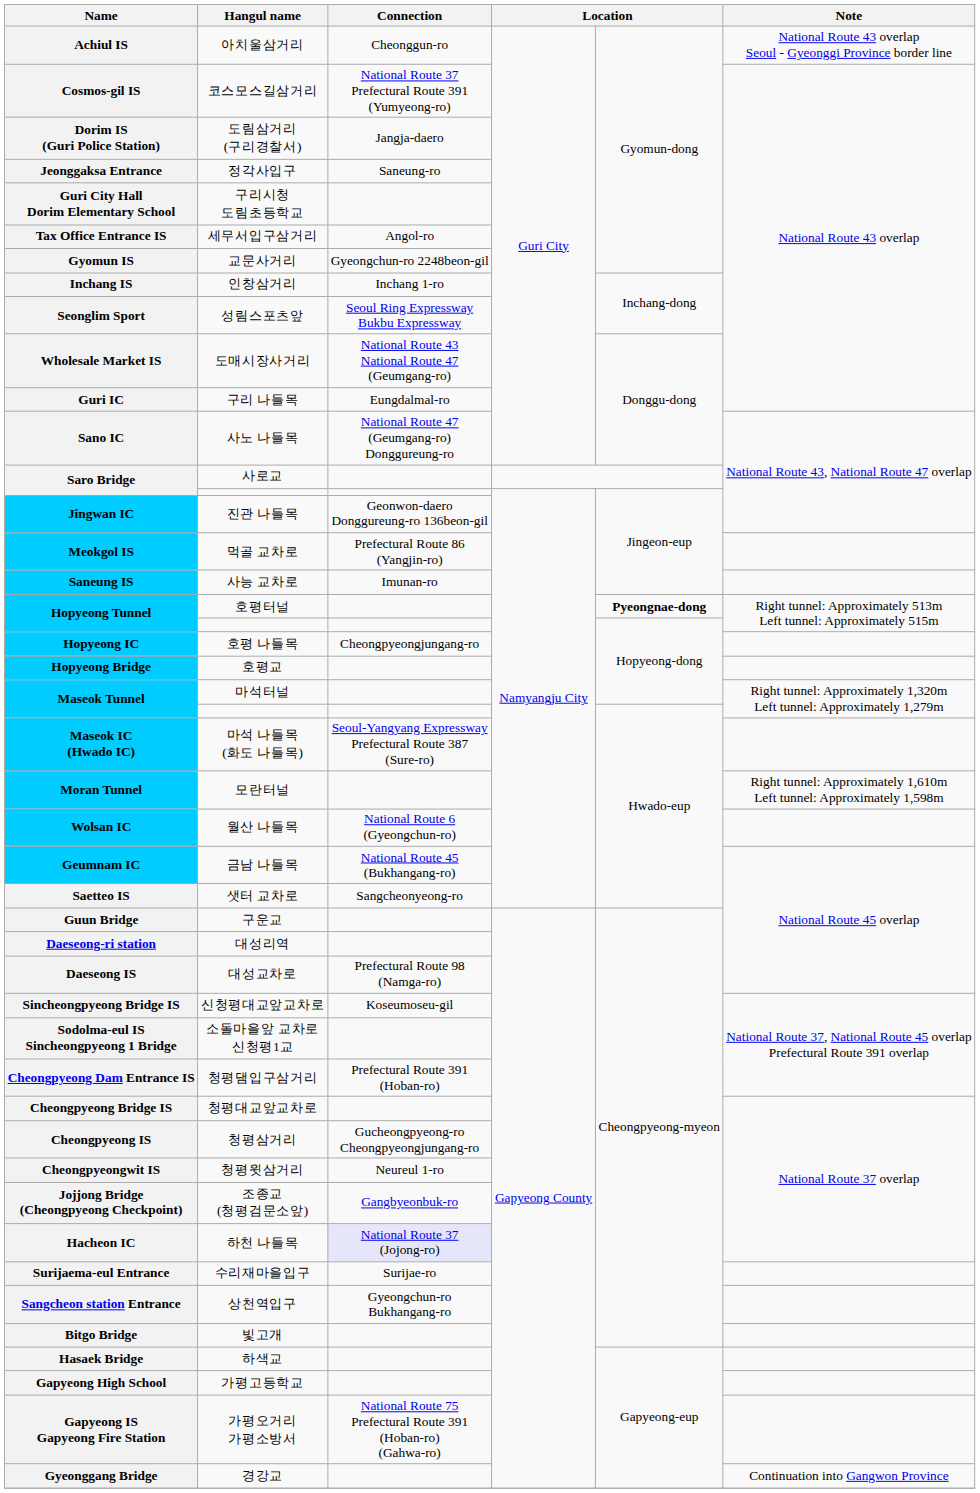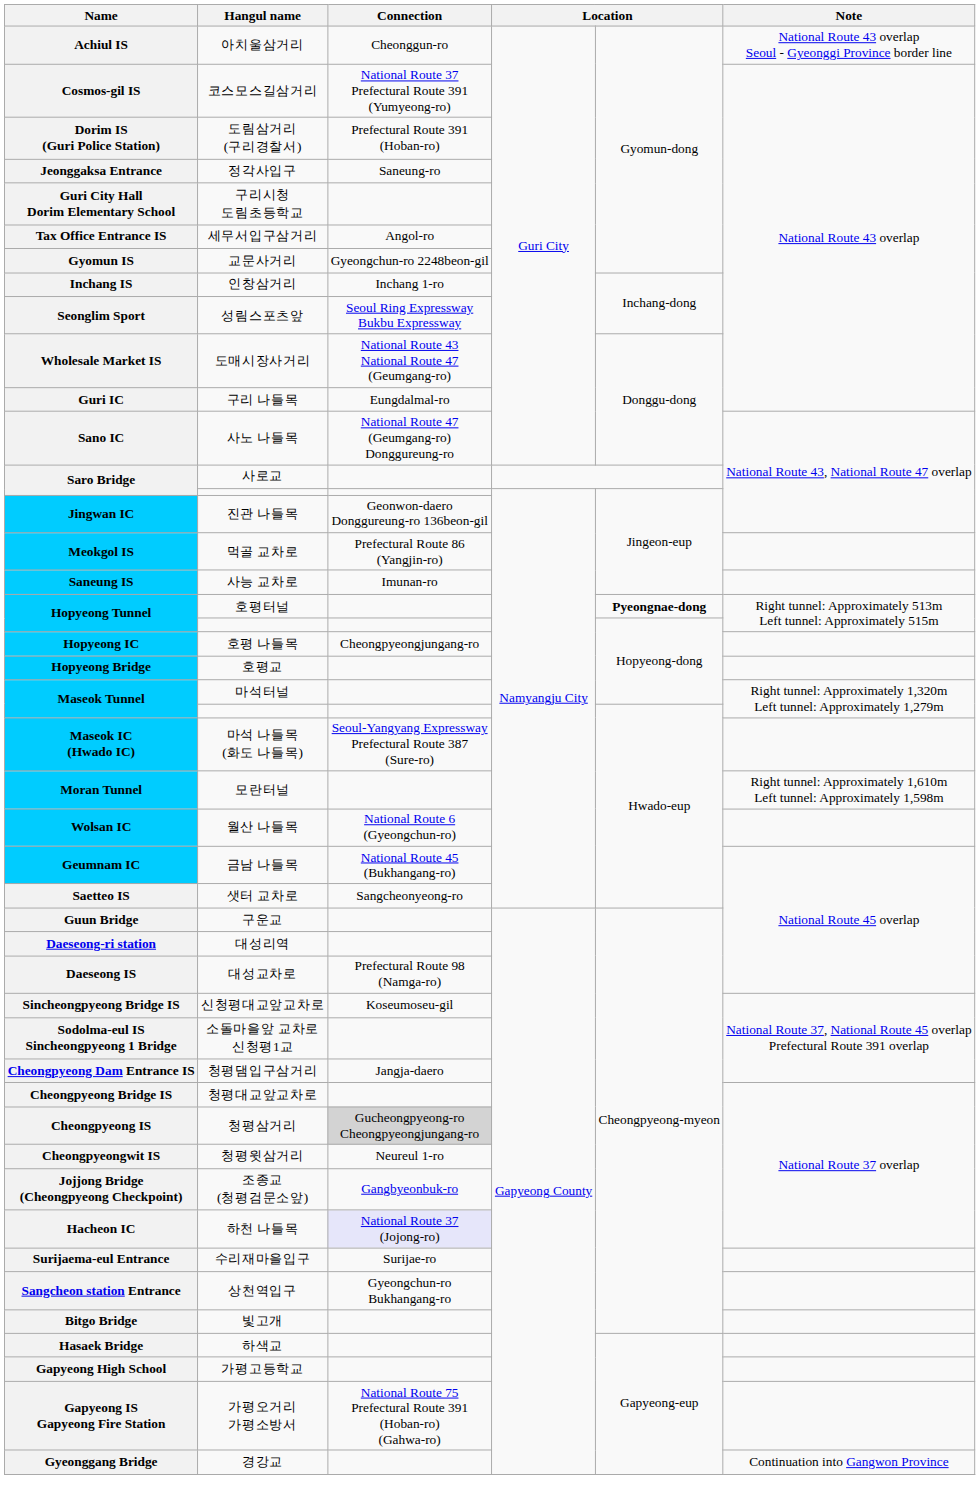(410, 137) Jangja-daero -> (410, 137) Prefectural Route 391 (Hoban-ro)
(410, 1077) Prefectural Route 391 (Hoban-ro) -> (410, 1070) Jangja-daero
(410, 1139) no background -> (410, 1125) lightgrey background
